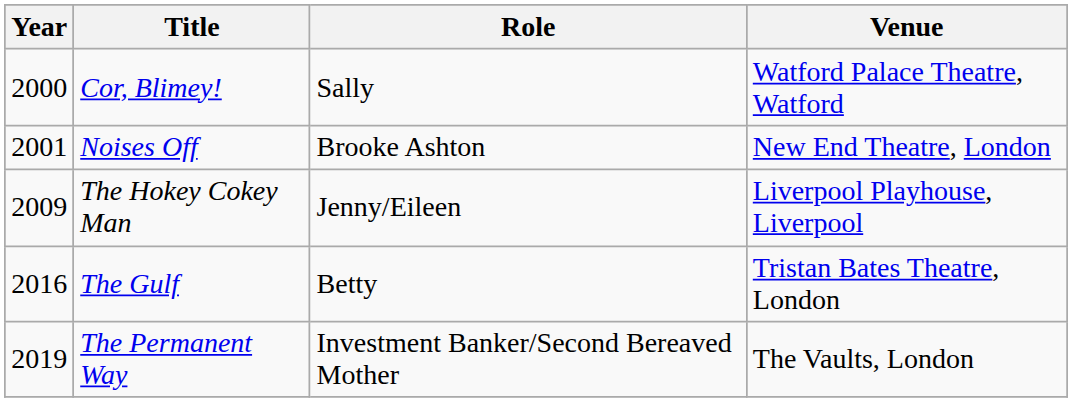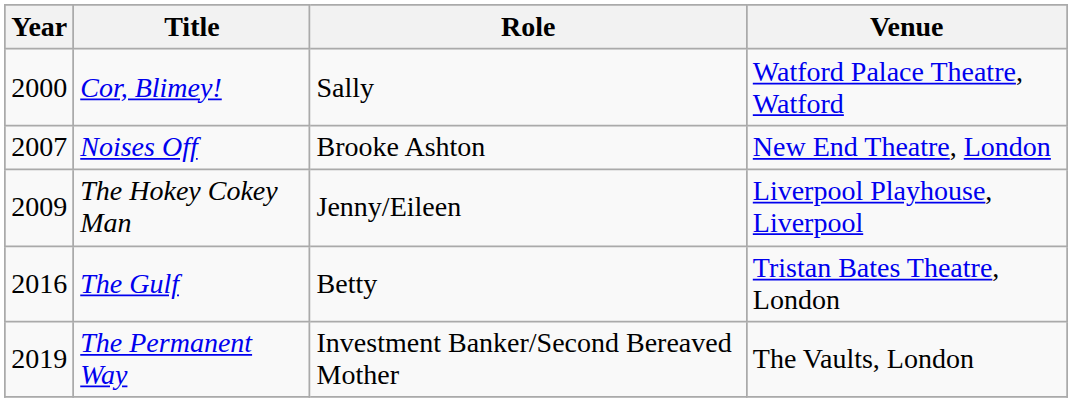(39, 147) 2001 -> (39, 147) 2007
